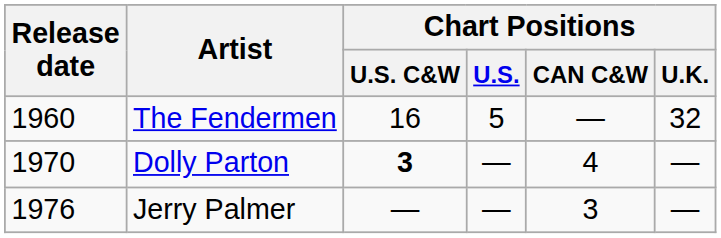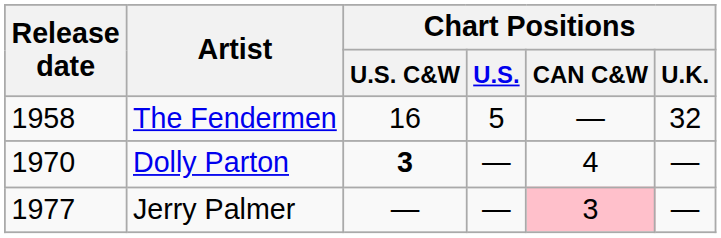(43, 118) 1960 -> (43, 118) 1958
(43, 208) 1976 -> (43, 208) 1977
(590, 208) no background -> (590, 208) pink background
